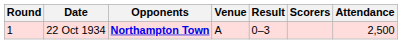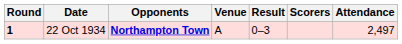(10, 30) normal -> (10, 30) bold
(381, 30) 2,500 -> (381, 30) 2,497
